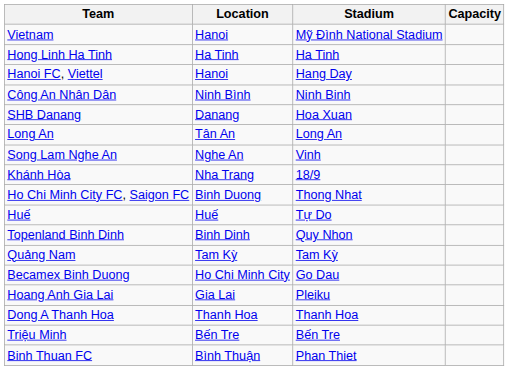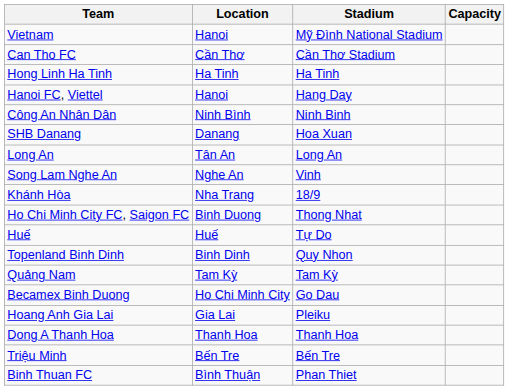+ row: (42, 54)
